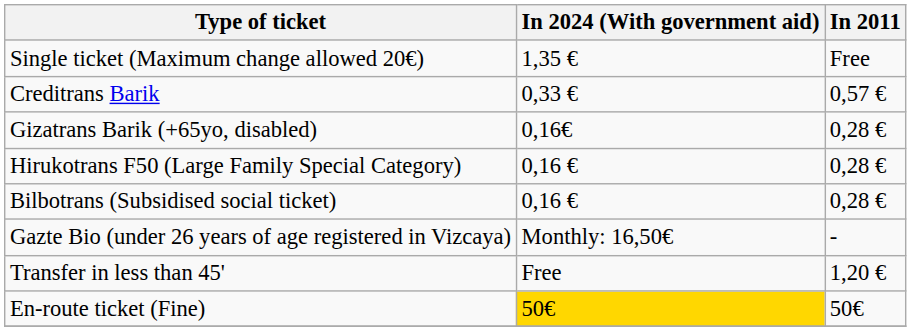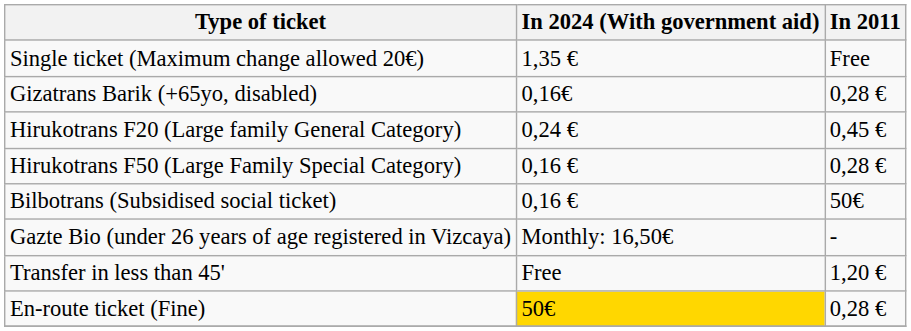- row: (85, 93)
+ row: (236, 129)
(858, 201) 0,28 € -> (847, 201) 50€
(847, 308) 50€ -> (858, 308) 0,28 €
